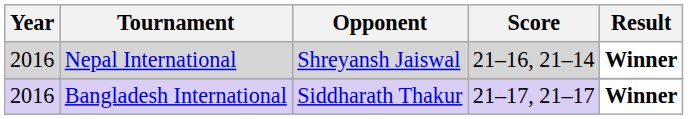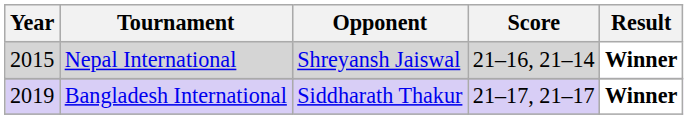(32, 59) 2016 -> (32, 59) 2015
(32, 96) 2016 -> (32, 96) 2019
